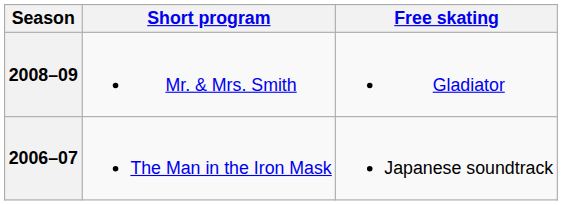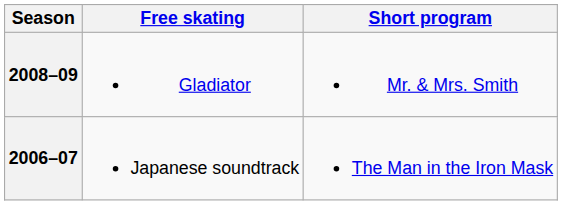columns swapped: (209, 18) <-> (447, 18)
